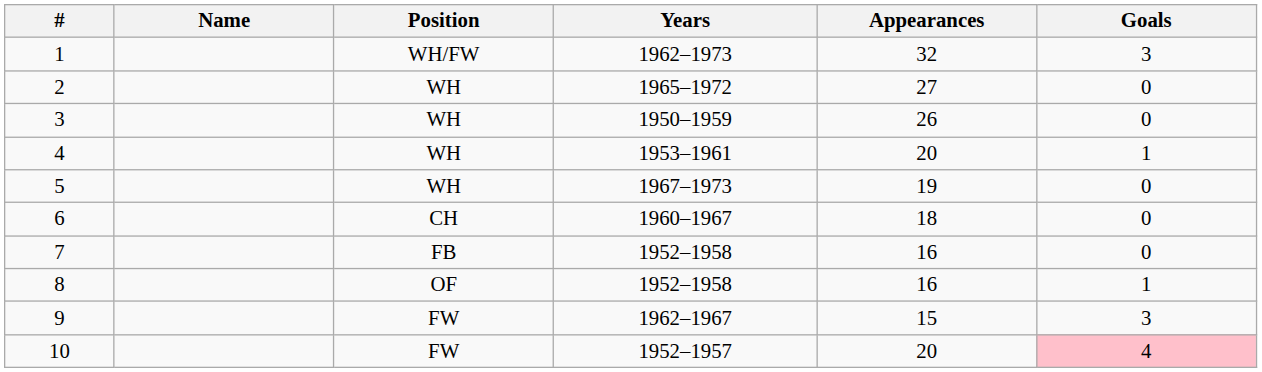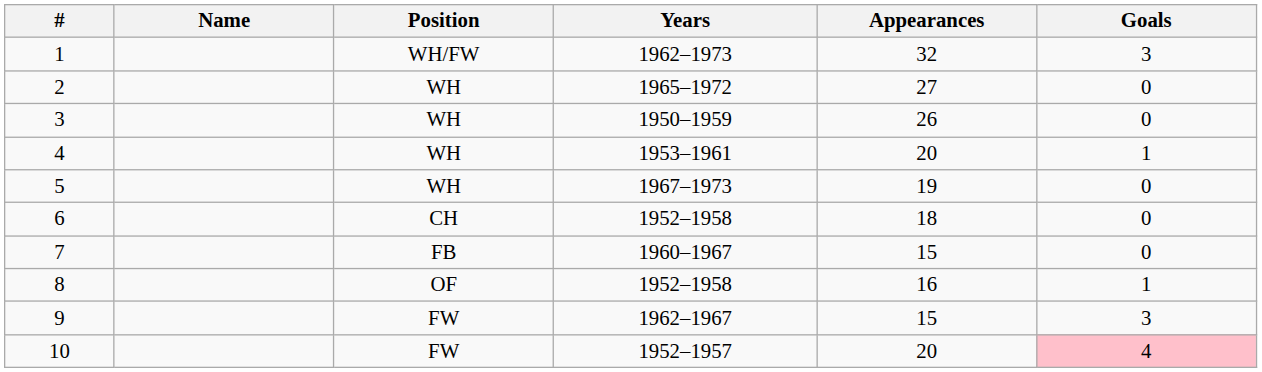(685, 218) 1960–1967 -> (685, 218) 1952–1958
(685, 251) 1952–1958 -> (685, 251) 1960–1967
(927, 251) 16 -> (927, 251) 15
